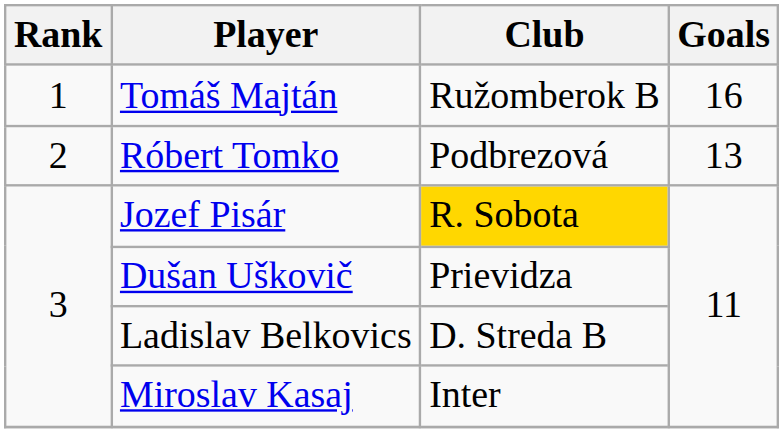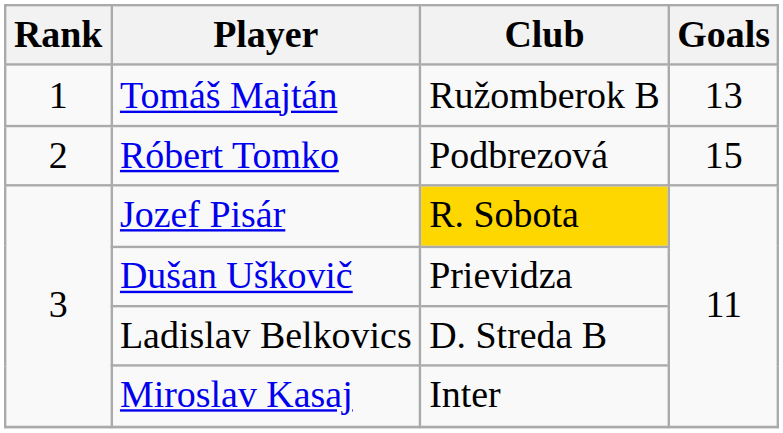(724, 94) 16 -> (724, 94) 13
(724, 154) 13 -> (724, 154) 15
